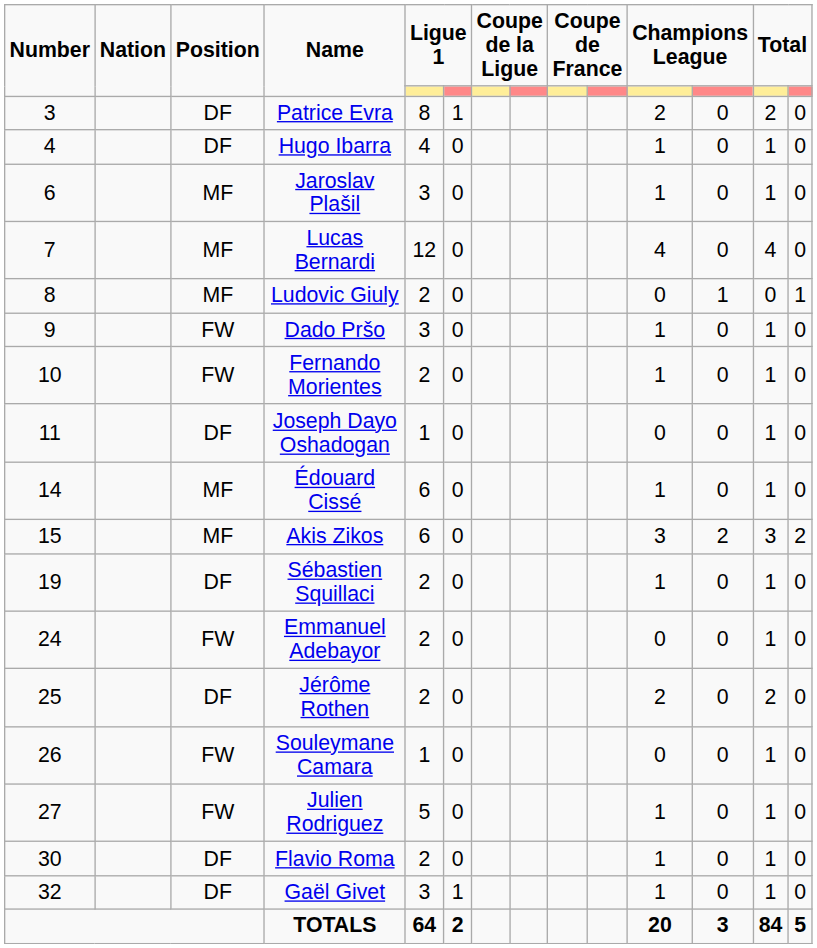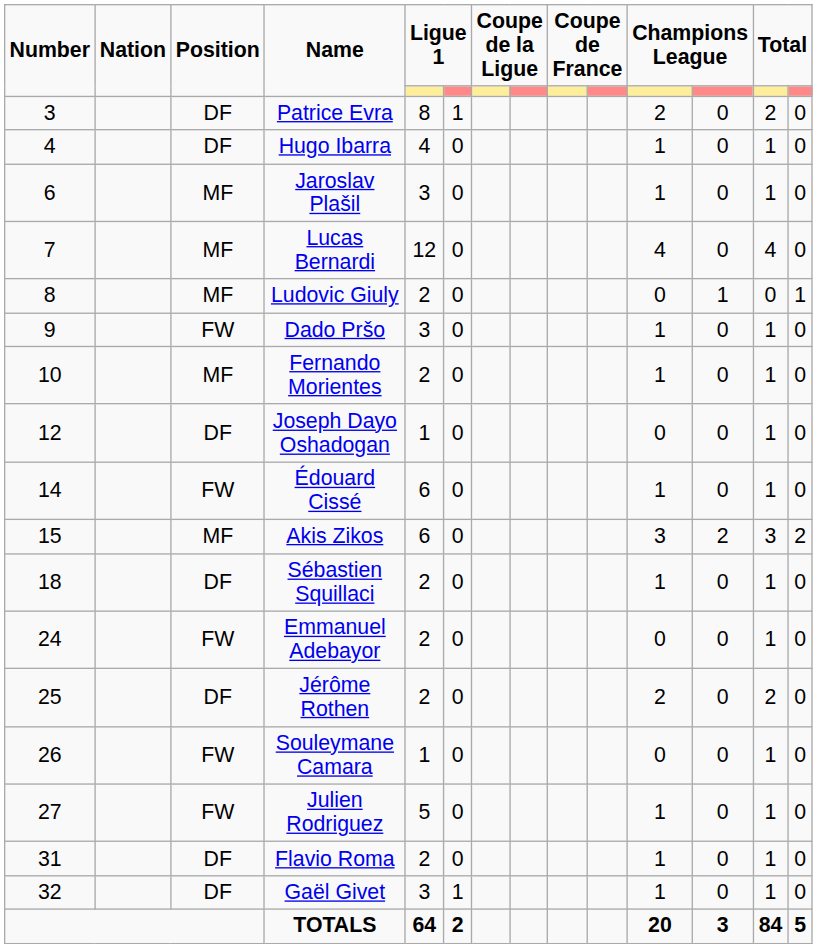(218, 375) FW -> (218, 375) MF
(50, 432) 11 -> (50, 432) 12
(218, 490) MF -> (218, 490) FW
(50, 581) 19 -> (50, 581) 18
(50, 858) 30 -> (50, 858) 31
